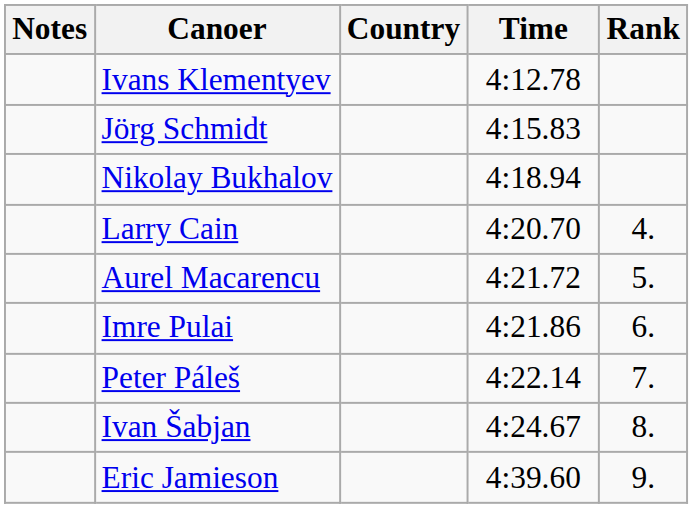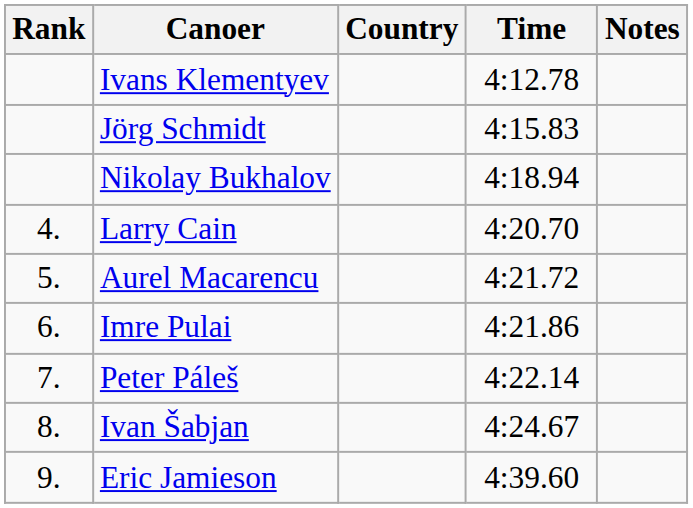columns swapped: (643, 29) <-> (50, 29)
